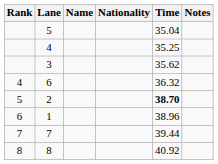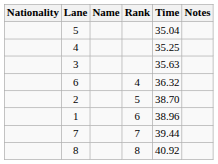columns swapped: (20, 13) <-> (124, 13)
(167, 64) 35.62 -> (167, 64) 35.63
(167, 99) bold -> (167, 99) normal
